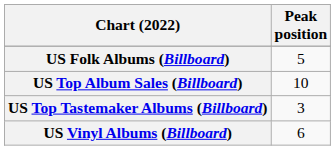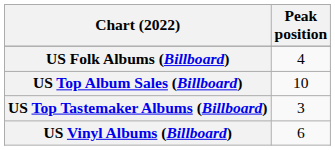(301, 58) 5 -> (301, 58) 4
